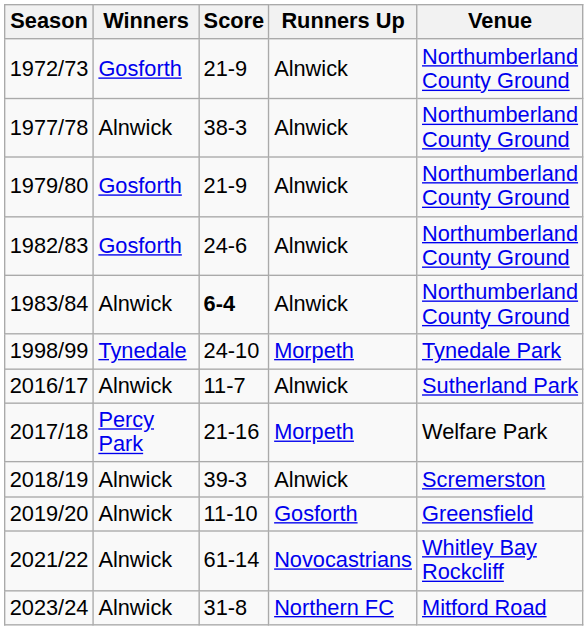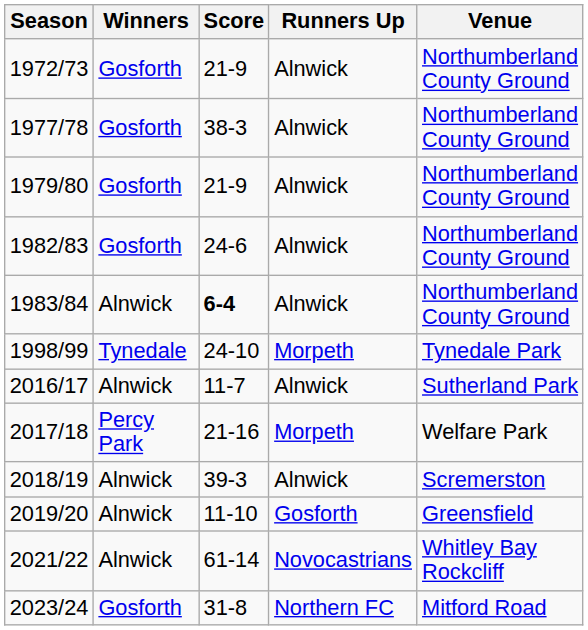(135, 127) Alnwick -> (140, 127) Gosforth
(135, 607) Alnwick -> (140, 607) Gosforth
